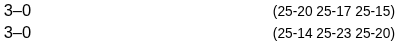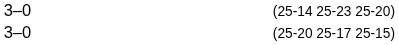rows swapped: (334, 34) <-> (334, 11)
